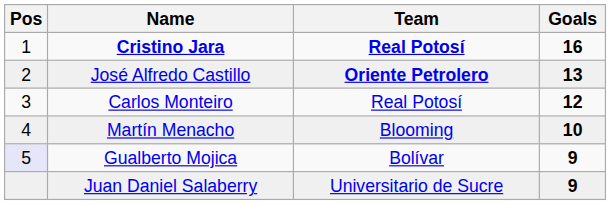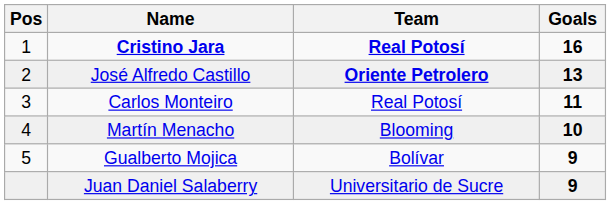(573, 102) 12 -> (573, 102) 11
(26, 158) lavender background -> (26, 158) no background
